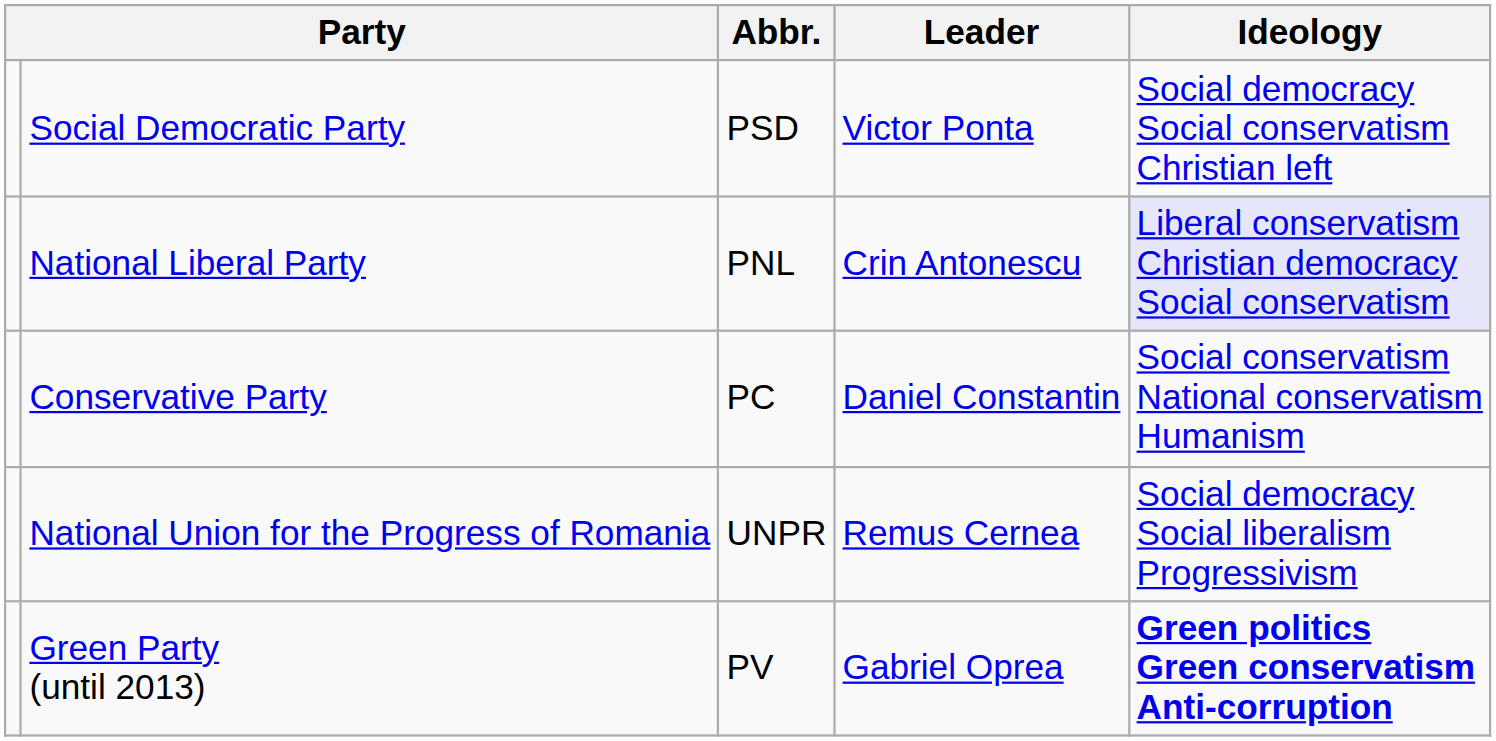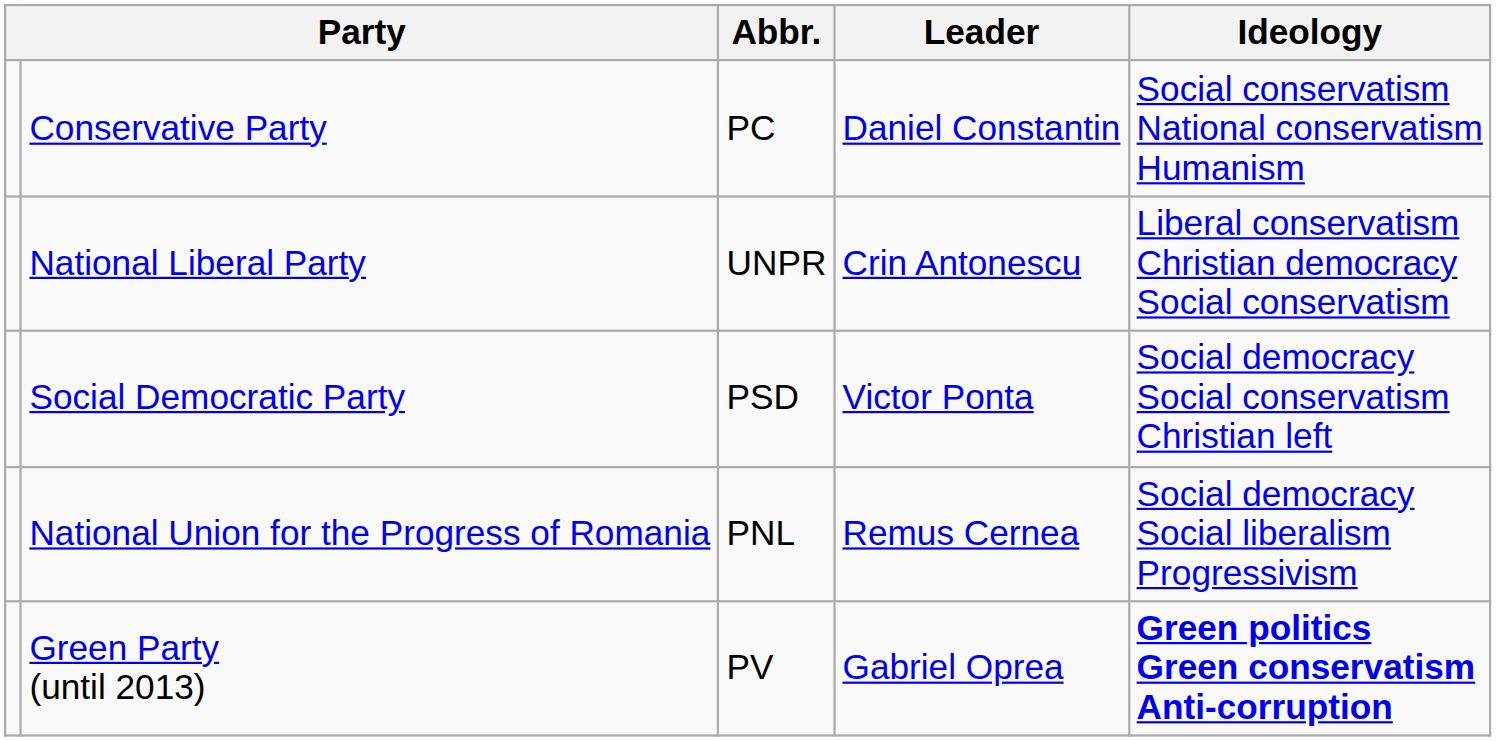rows swapped: (217, 127) <-> (178, 397)
(761, 262) PNL -> (776, 262) UNPR
(1298, 262) lavender background -> (1298, 262) no background
(776, 532) UNPR -> (761, 532) PNL
